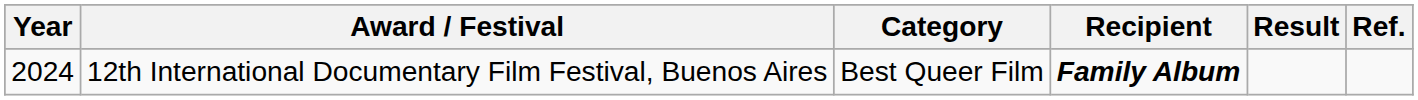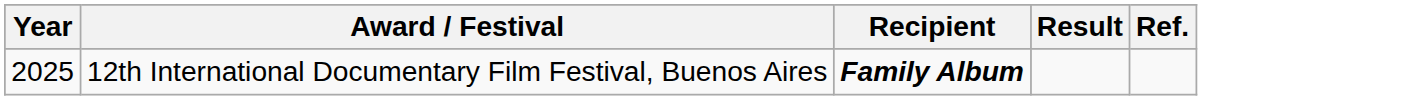- column: (942, 26)
(43, 71) 2024 -> (43, 71) 2025
